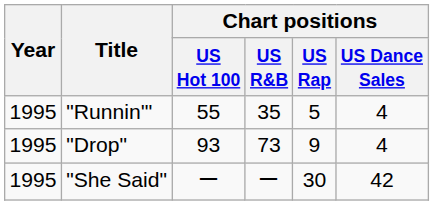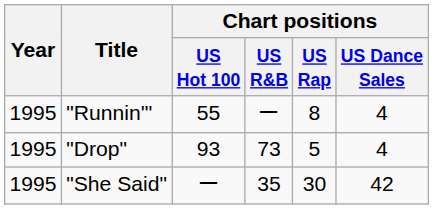(269, 111) 35 -> (269, 113) ー
(314, 111) 5 -> (314, 113) 8
(314, 145) 9 -> (314, 149) 5
(269, 180) ー -> (269, 184) 35
